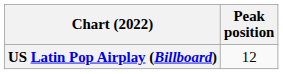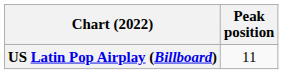(249, 56) 12 -> (249, 56) 11
